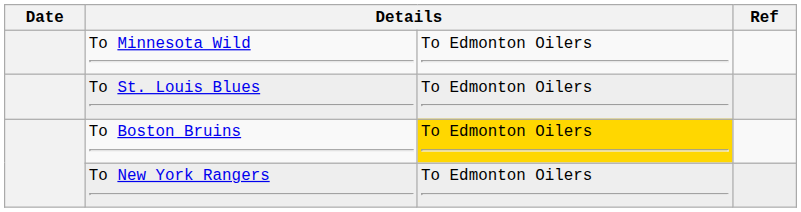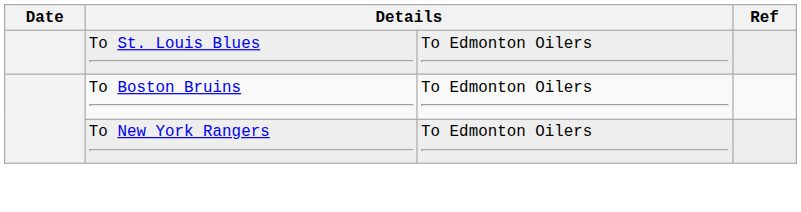- row: (251, 49)
(575, 137) gold background -> (575, 93) no background
